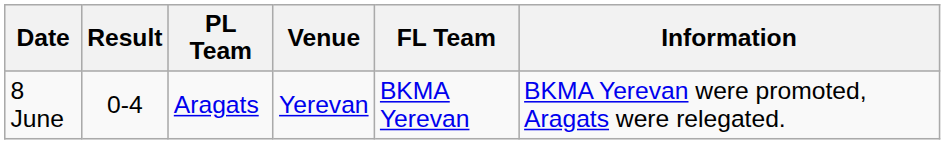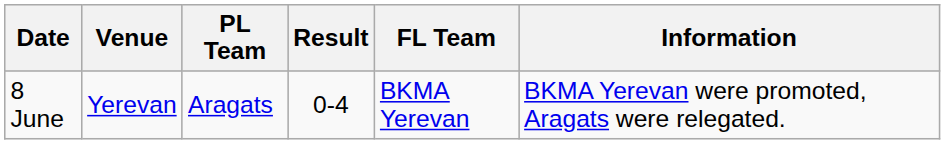columns swapped: (324, 37) <-> (125, 37)
